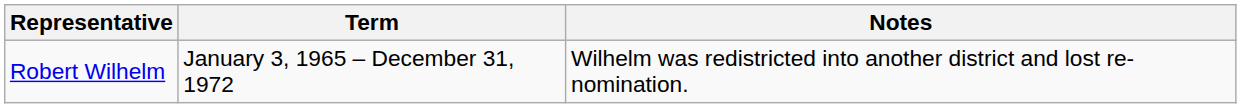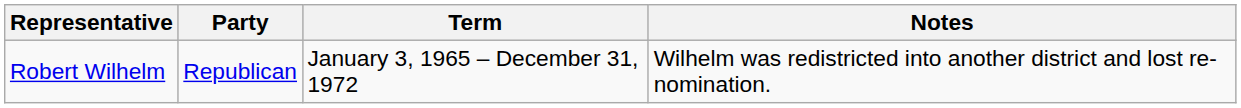+ column: (240, 22)
